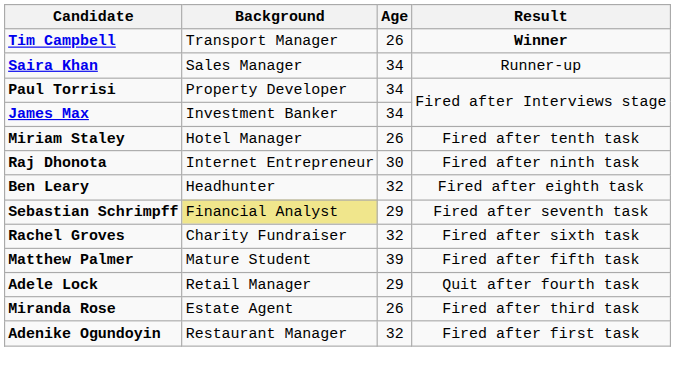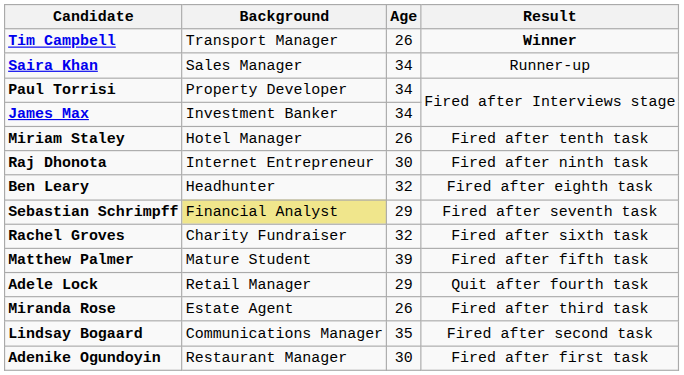+ row: (75, 334)
(395, 334) 32 -> (404, 358) 30
